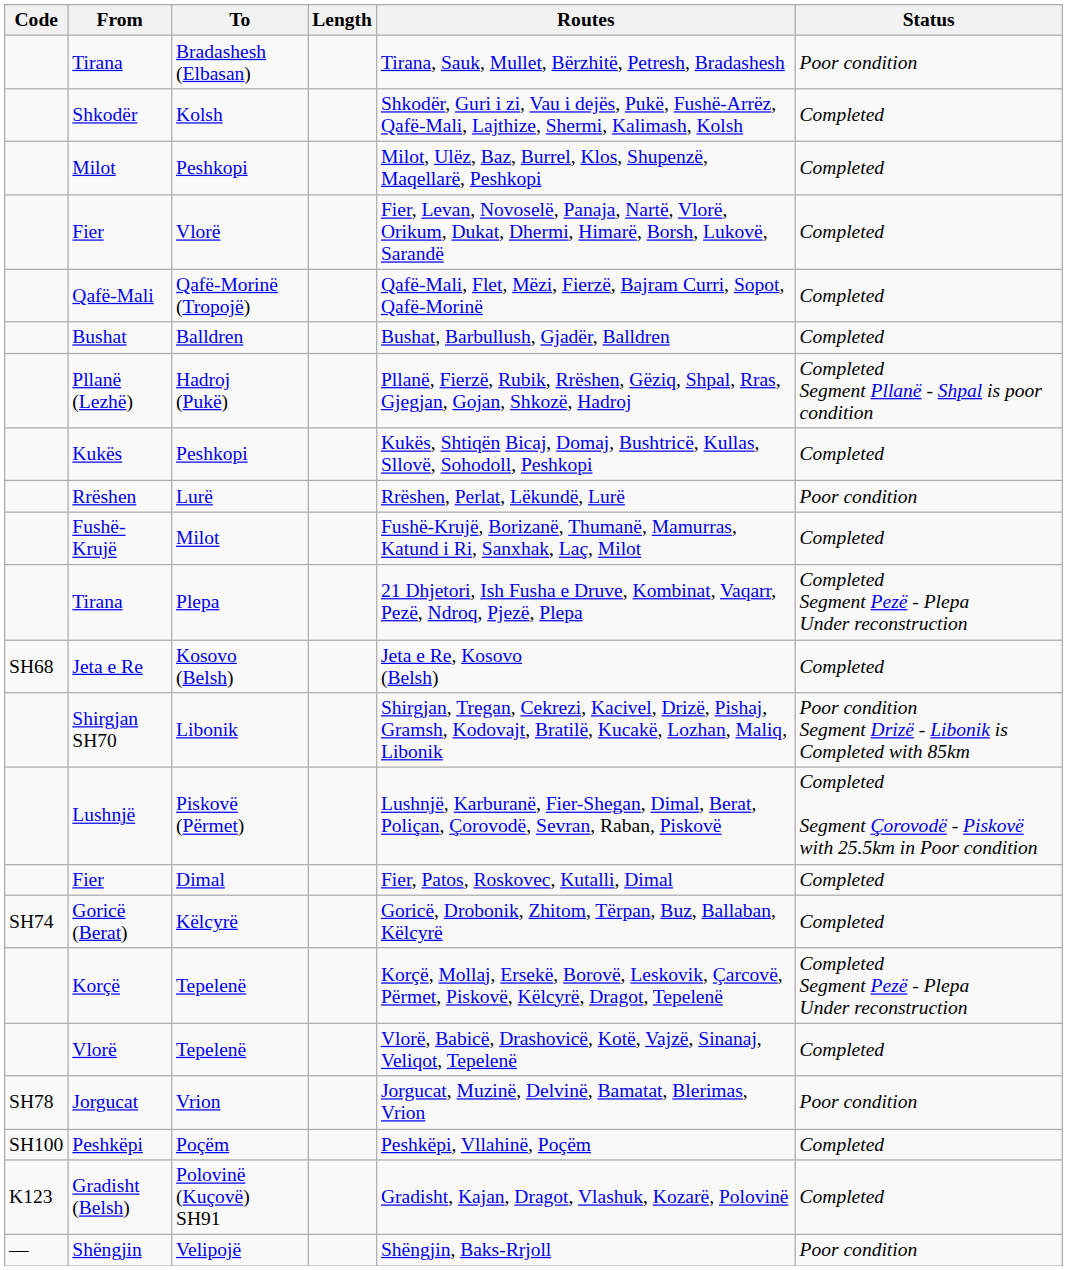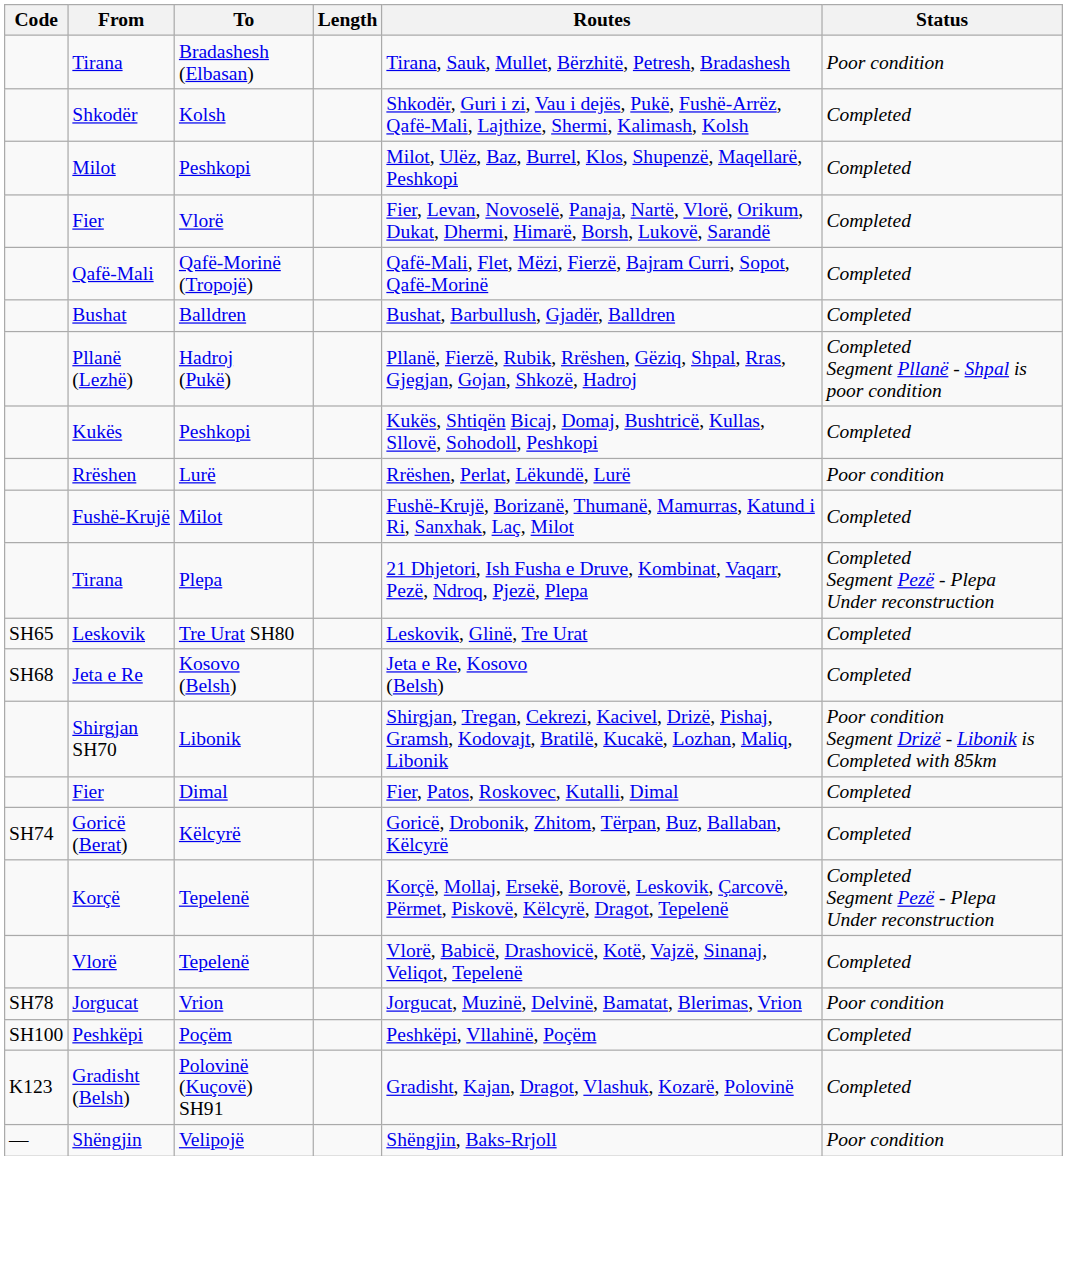+ row: (109, 633)
- row: (104, 815)
